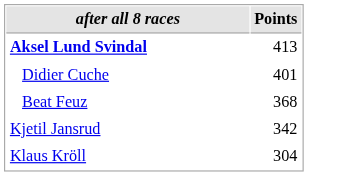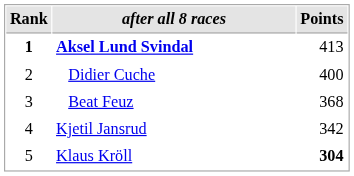+ column: (29, 19)
(285, 74) 401 -> (331, 74) 400
(285, 156) normal -> (331, 156) bold
